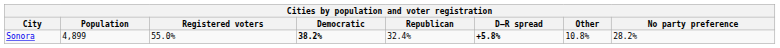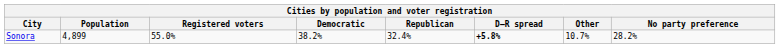(310, 37) bold -> (310, 37) normal
(577, 37) 10.8% -> (577, 37) 10.7%
